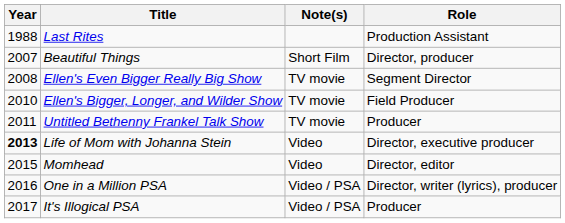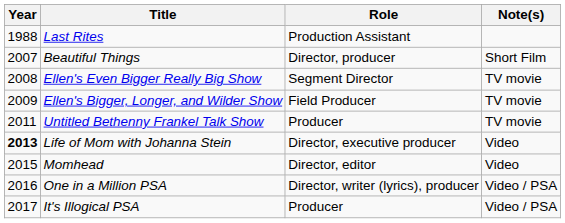columns swapped: (462, 15) <-> (324, 15)
(22, 100) 2010 -> (22, 100) 2009
